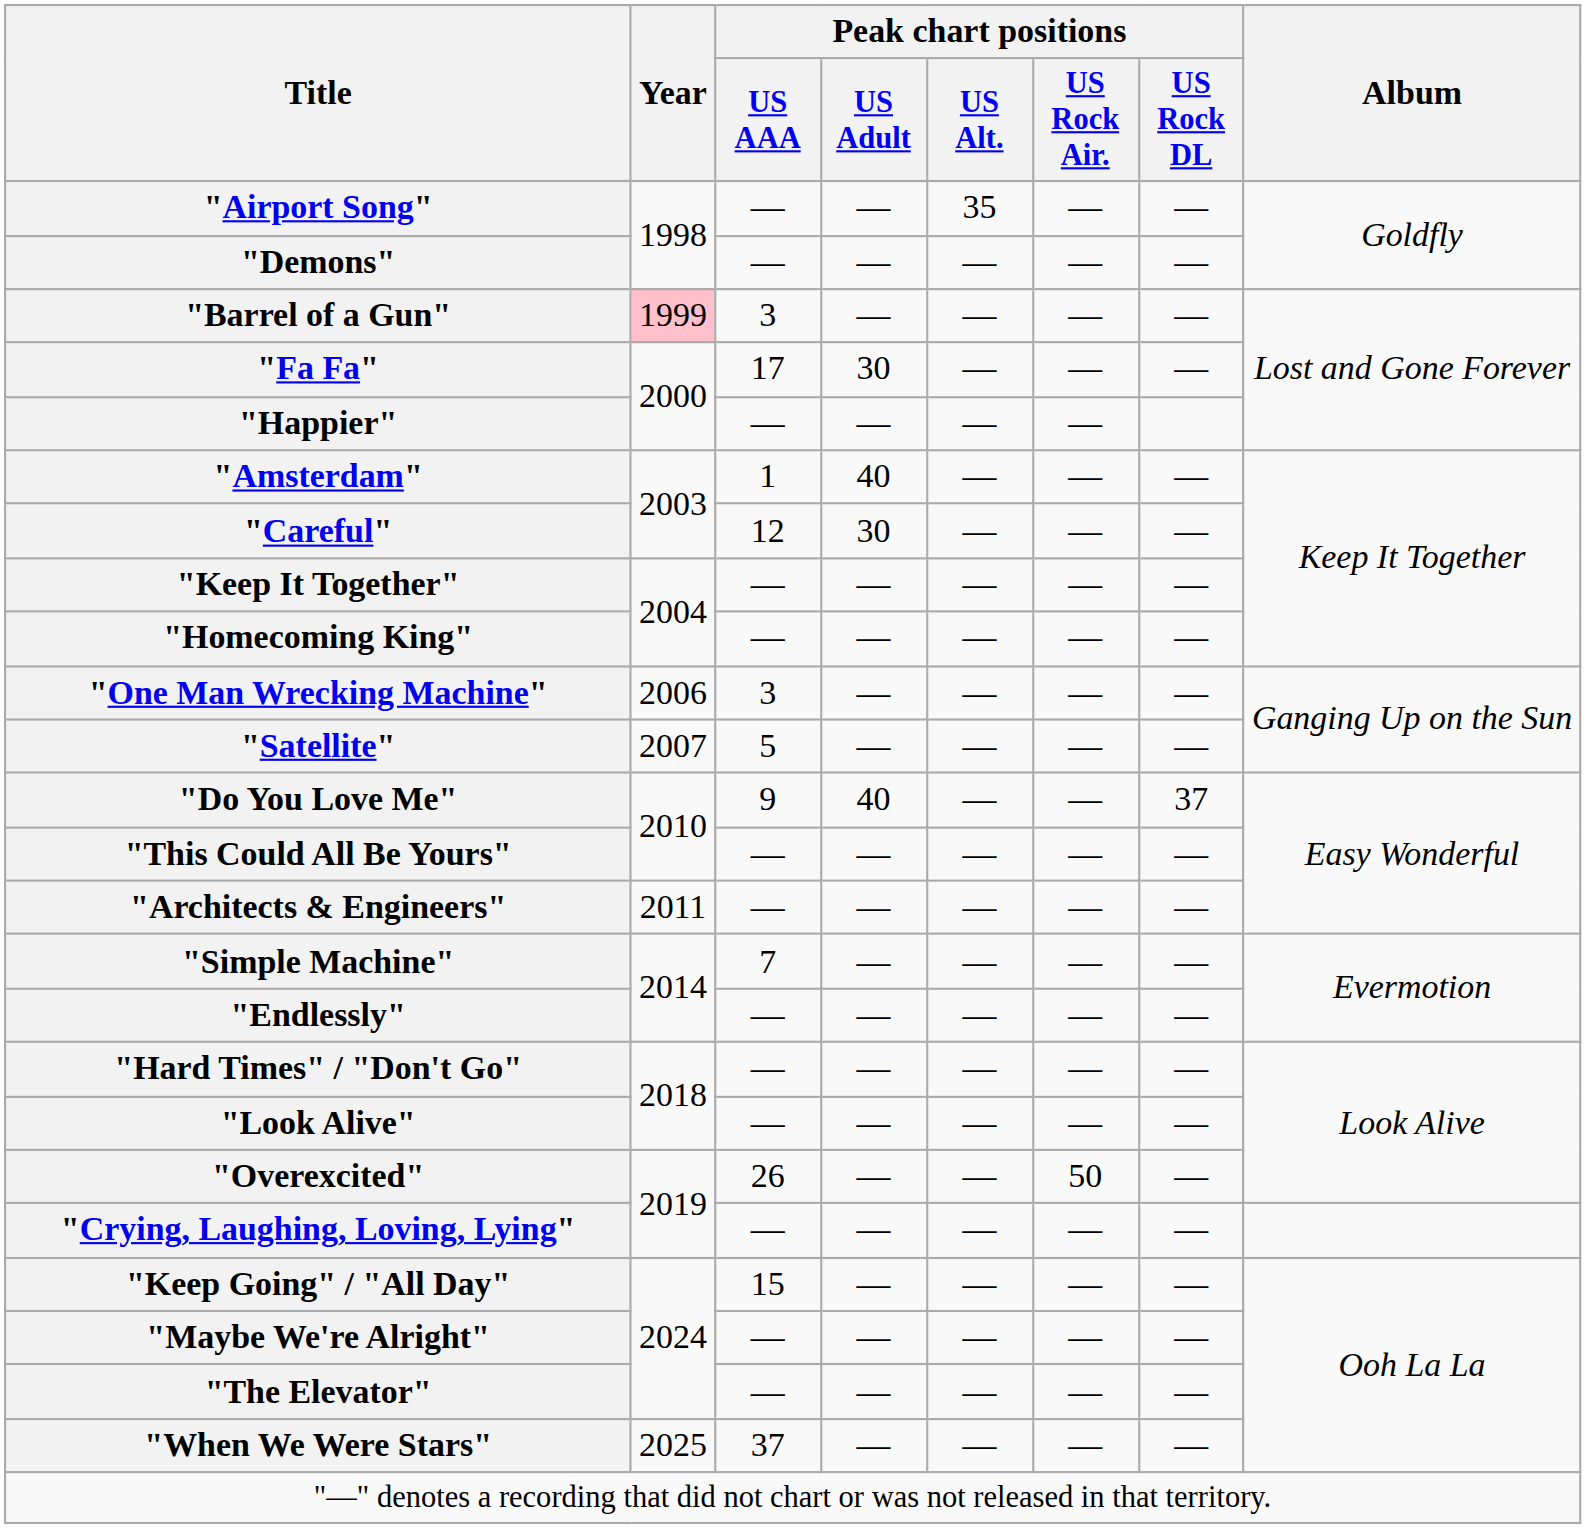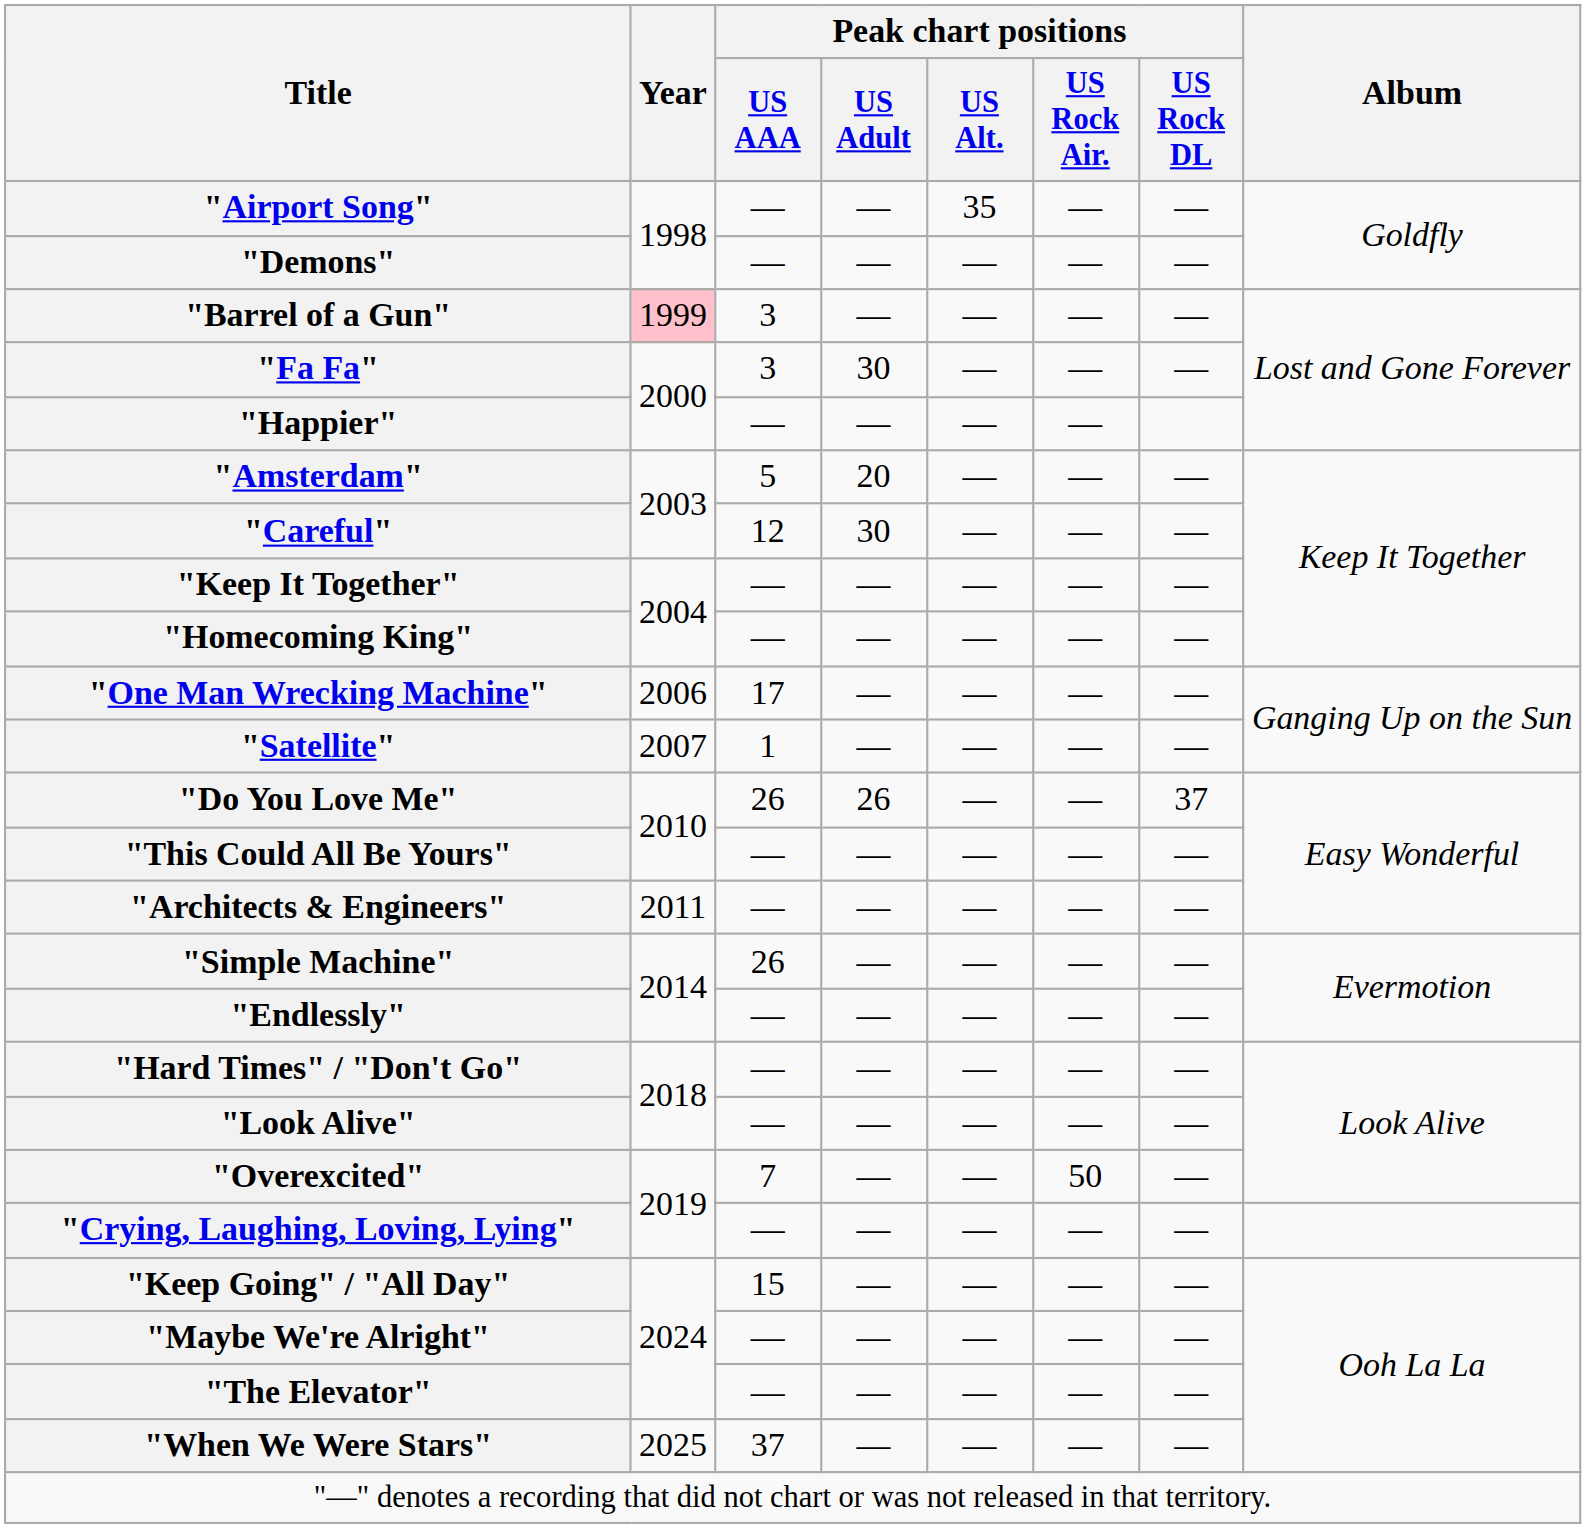(768, 369) 17 -> (768, 369) 3
(768, 476) 1 -> (768, 476) 5
(874, 476) 40 -> (874, 476) 20
(768, 691) 3 -> (768, 691) 17
(768, 745) 5 -> (768, 745) 1
(768, 799) 9 -> (768, 799) 26
(874, 799) 40 -> (874, 799) 26
(768, 960) 7 -> (768, 960) 26
(768, 1175) 26 -> (768, 1175) 7
